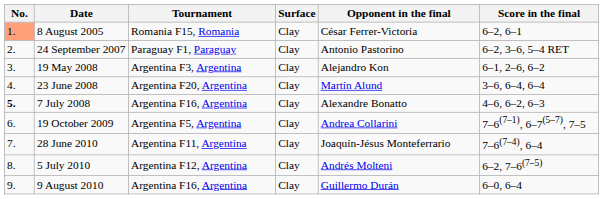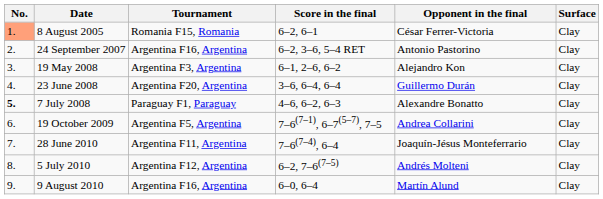columns swapped: (297, 13) <-> (539, 13)
(184, 49) Paraguay F1, Paraguay -> (189, 49) Argentina F16, Argentina
(352, 85) Martín Alund -> (436, 85) Guillermo Durán
(189, 103) Argentina F16, Argentina -> (184, 103) Paraguay F1, Paraguay
(360, 184) Guillermo Durán -> (428, 184) Martín Alund
